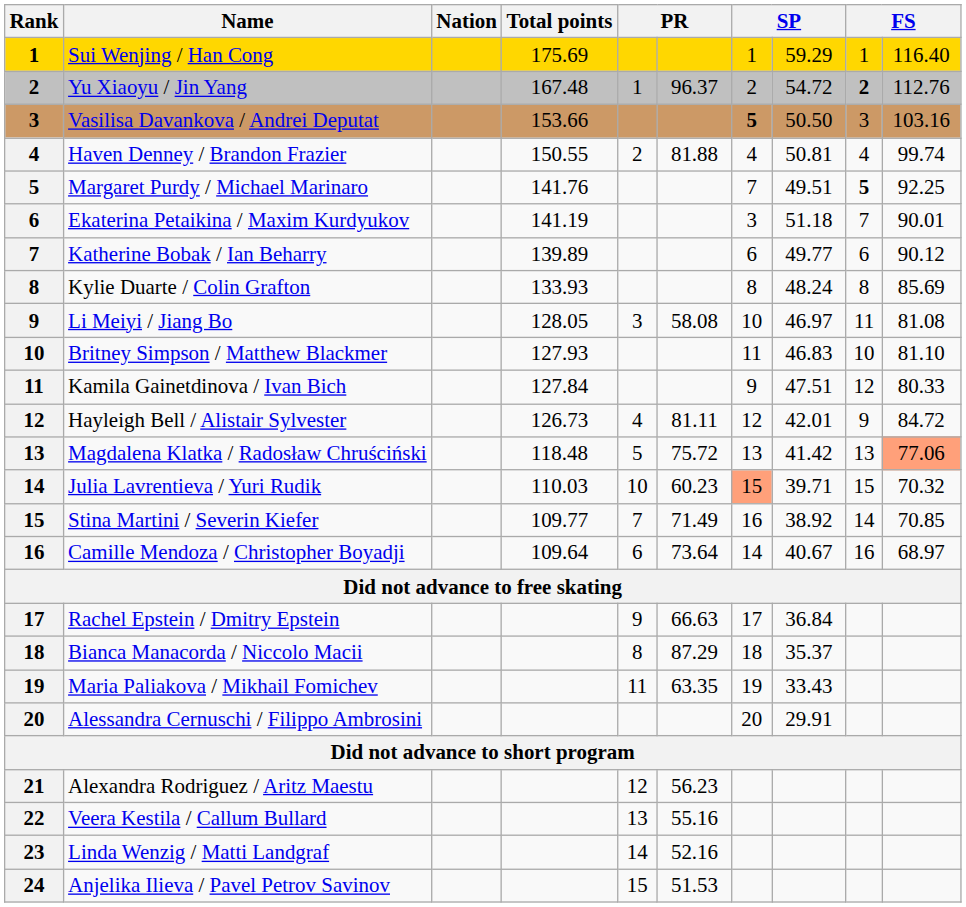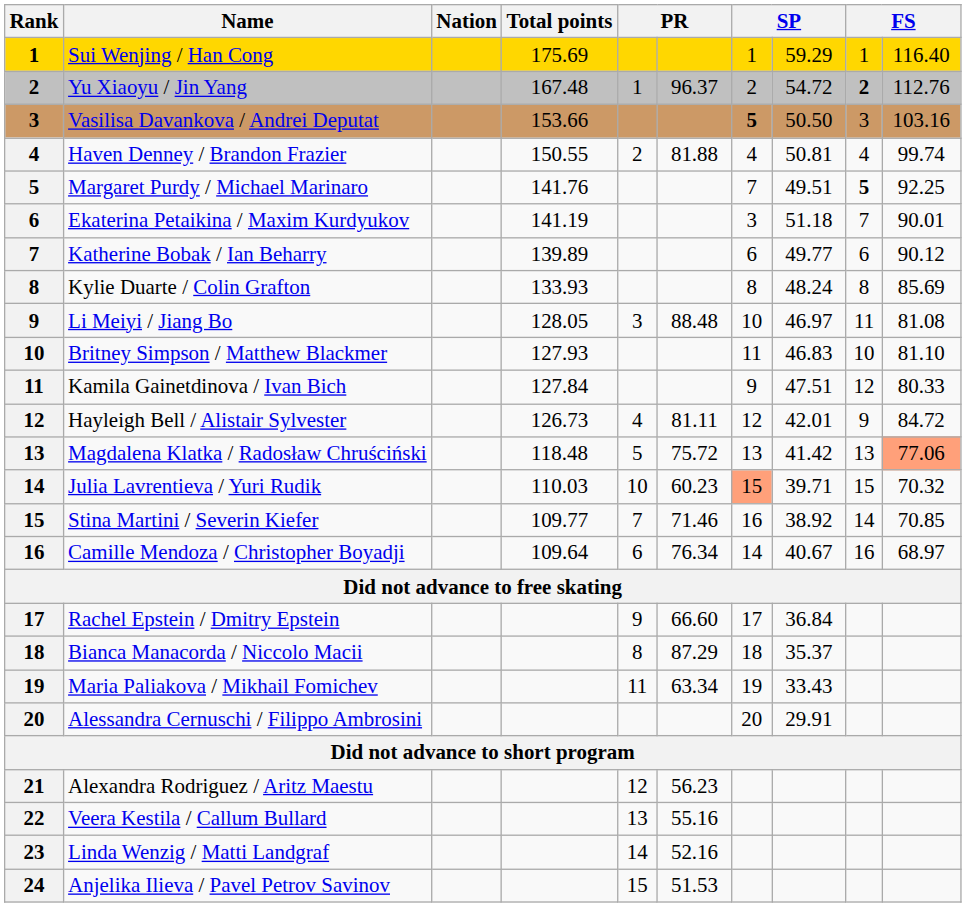(694, 320) 58.08 -> (694, 320) 88.48
(694, 519) 71.49 -> (694, 519) 71.46
(694, 552) 73.64 -> (694, 552) 76.34
(694, 619) 66.63 -> (694, 619) 66.60
(694, 685) 63.35 -> (694, 685) 63.34
